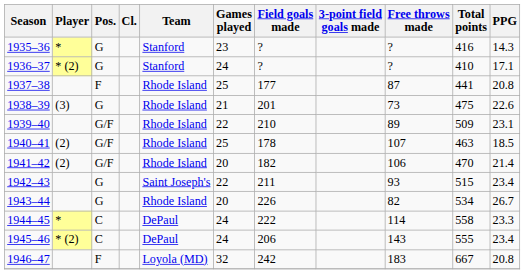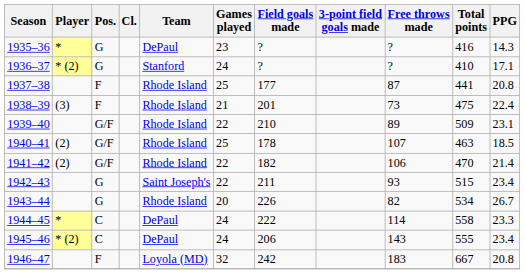(163, 47) Stanford -> (160, 47) DePaul
(99, 104) G -> (98, 104) F
(503, 104) 22.6 -> (503, 104) 22.4
(222, 162) 20 -> (222, 162) 22
